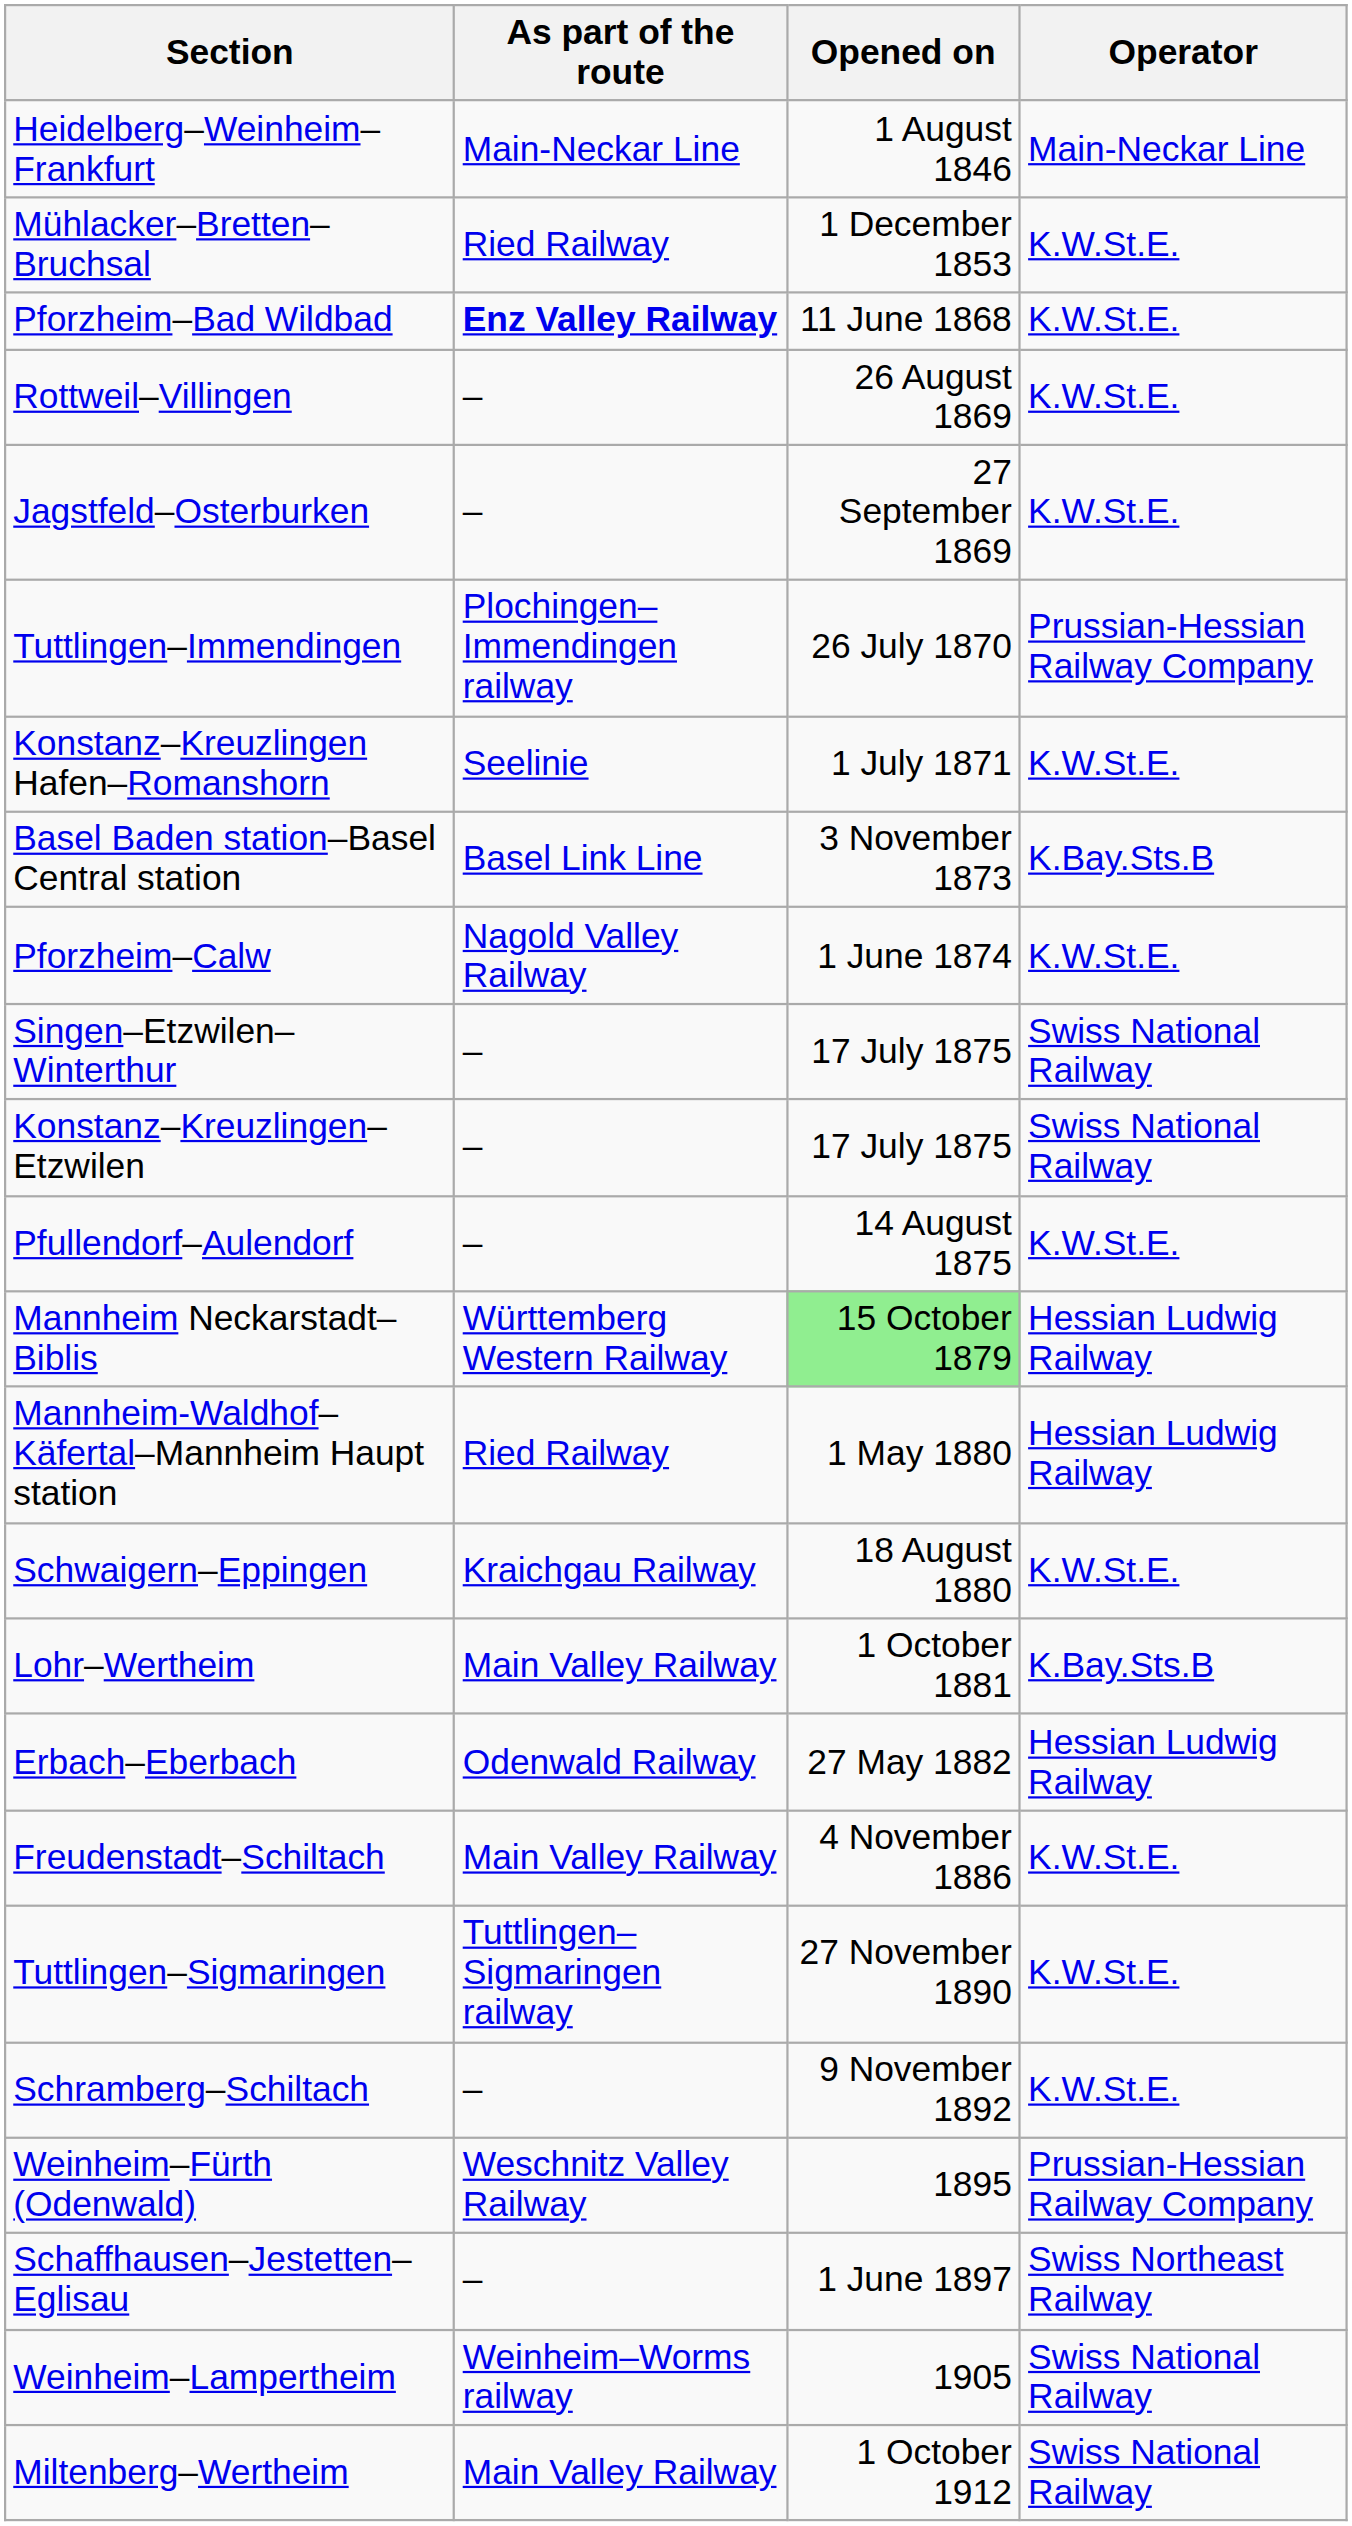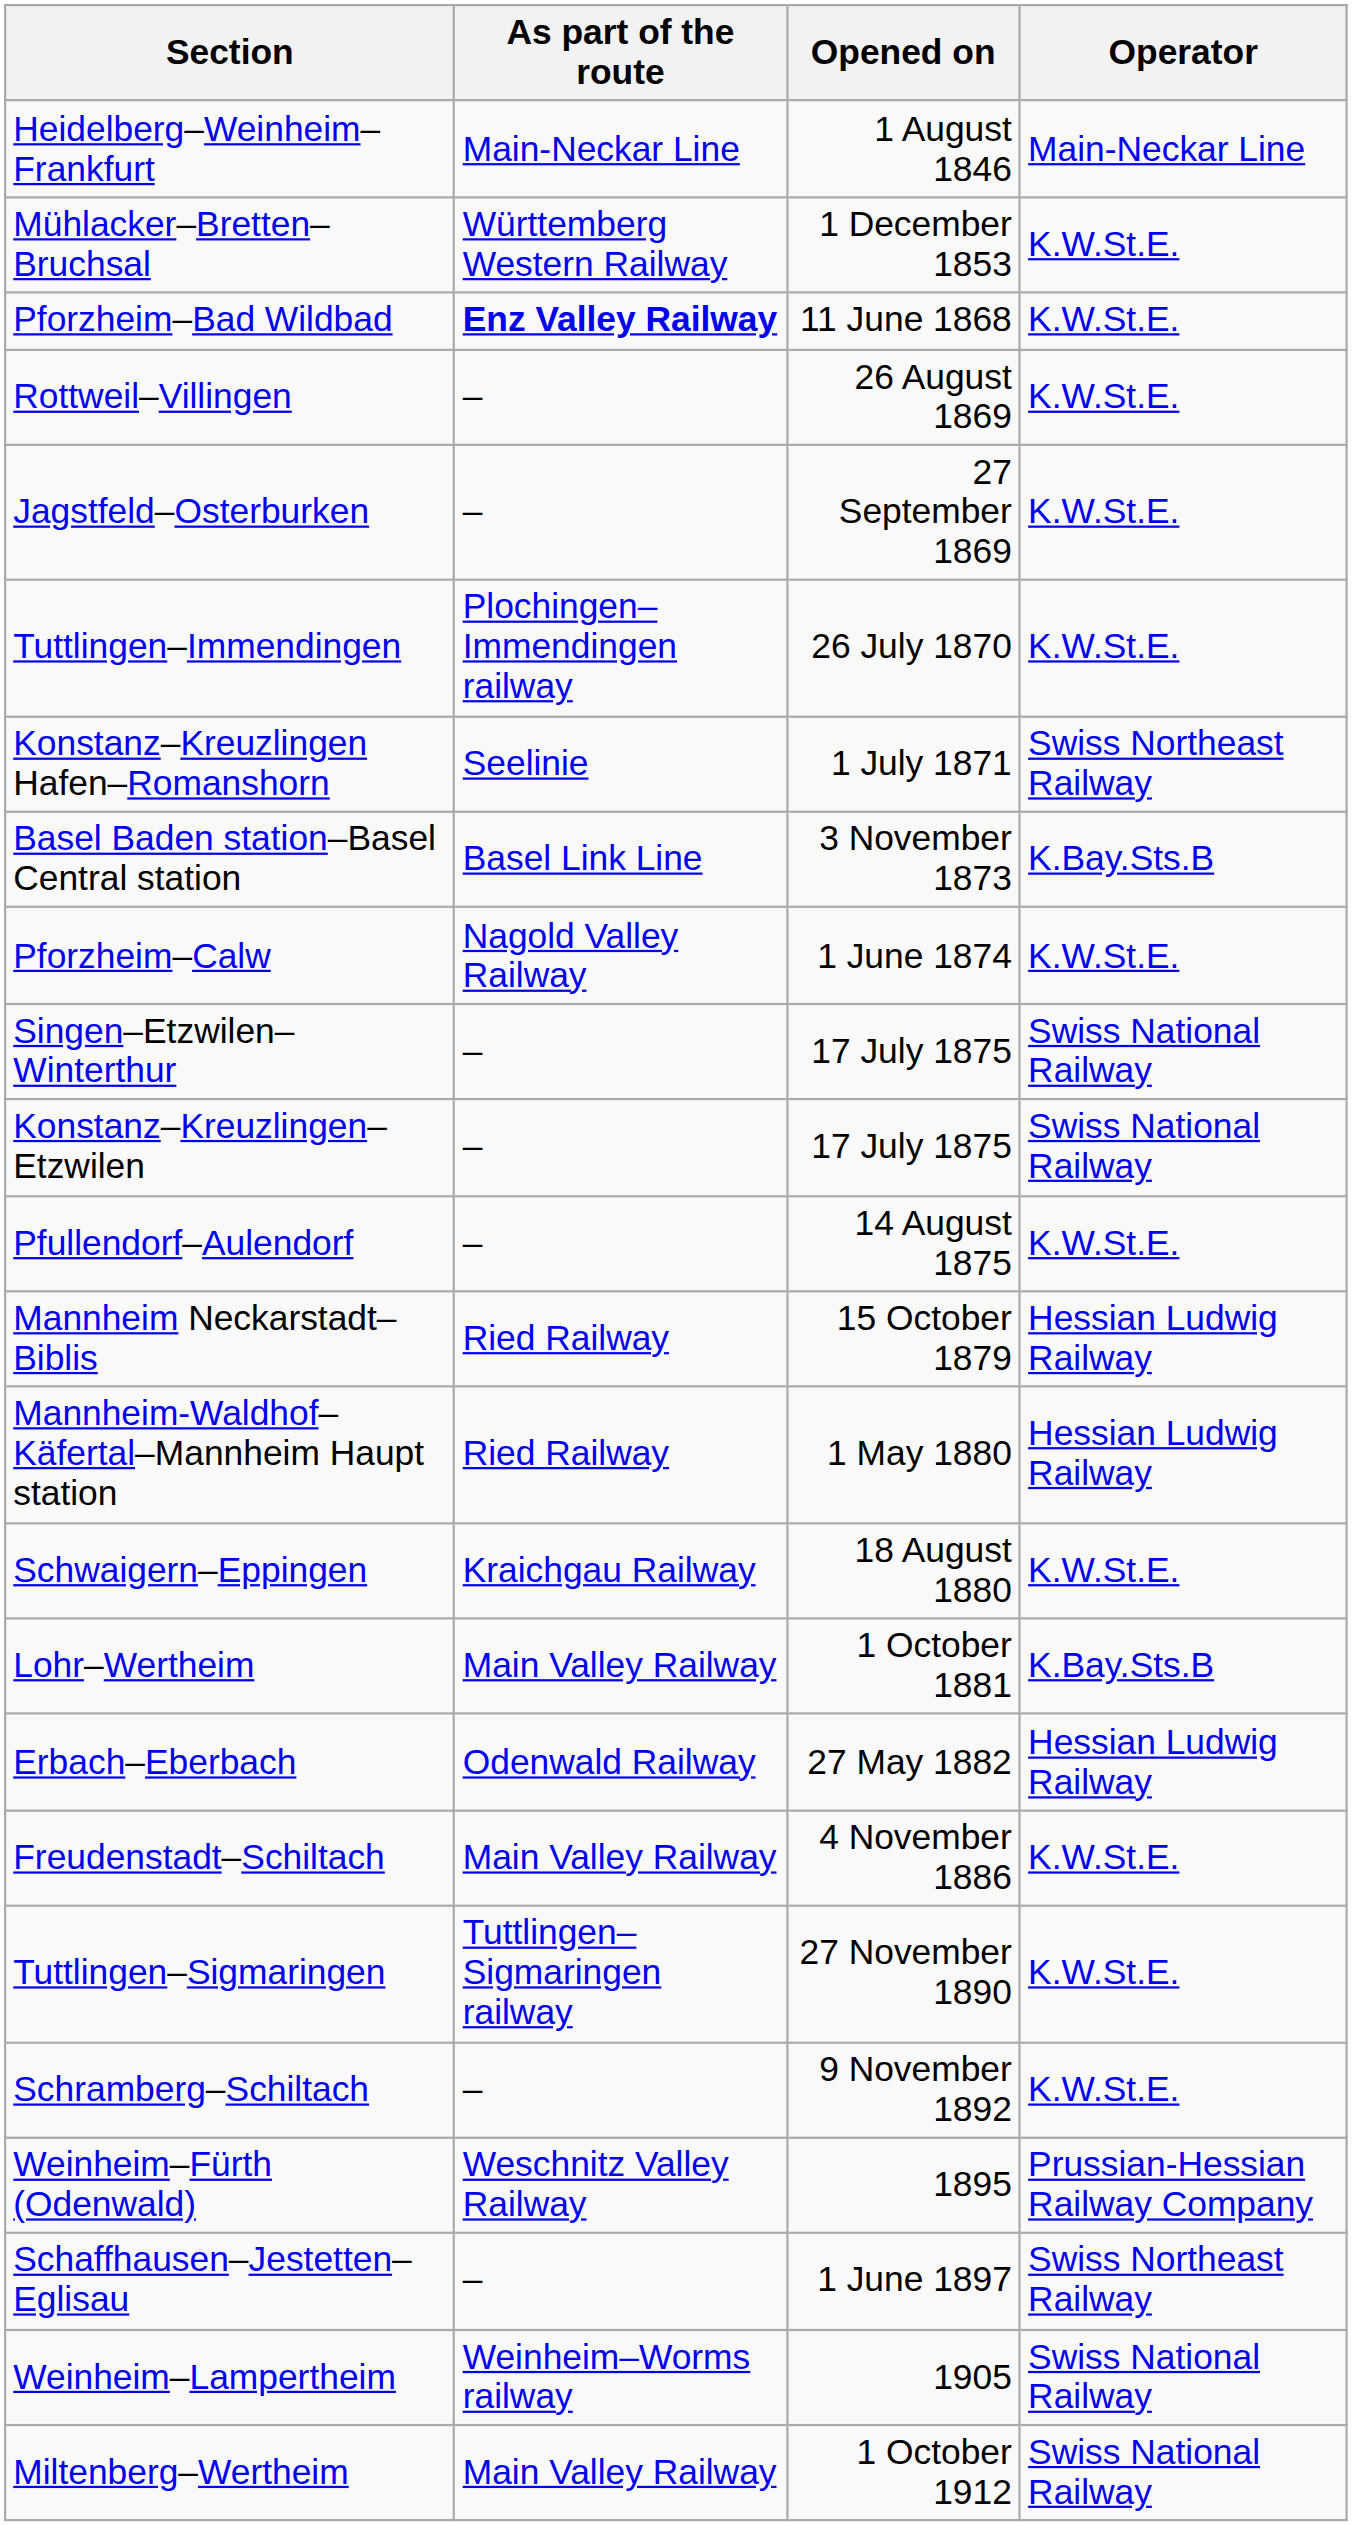(566, 244) Ried Railway -> (595, 244) Württemberg Western Railway
(1171, 647) Prussian-Hessian Railway Company -> (1104, 647) K.W.St.E.
(1104, 763) K.W.St.E. -> (1156, 763) Swiss Northeast Railway
(595, 1338) Württemberg Western Railway -> (566, 1338) Ried Railway
(924, 1338) lightgreen background -> (924, 1338) no background
